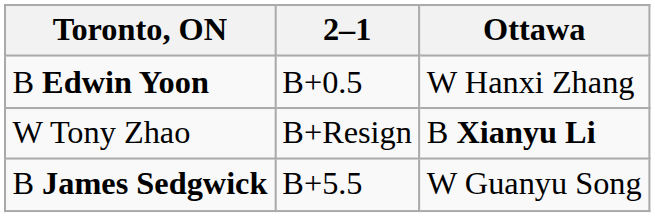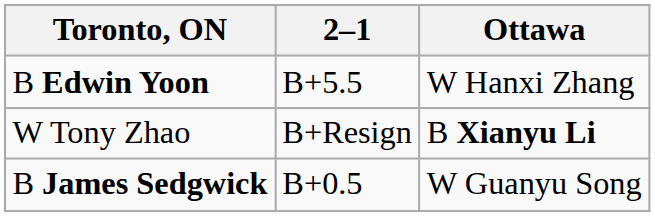(322, 81) B+0.5 -> (322, 81) B+5.5
(322, 183) B+5.5 -> (322, 183) B+0.5
